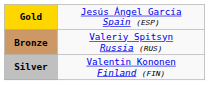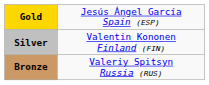rows swapped: (31, 68) <-> (31, 42)
